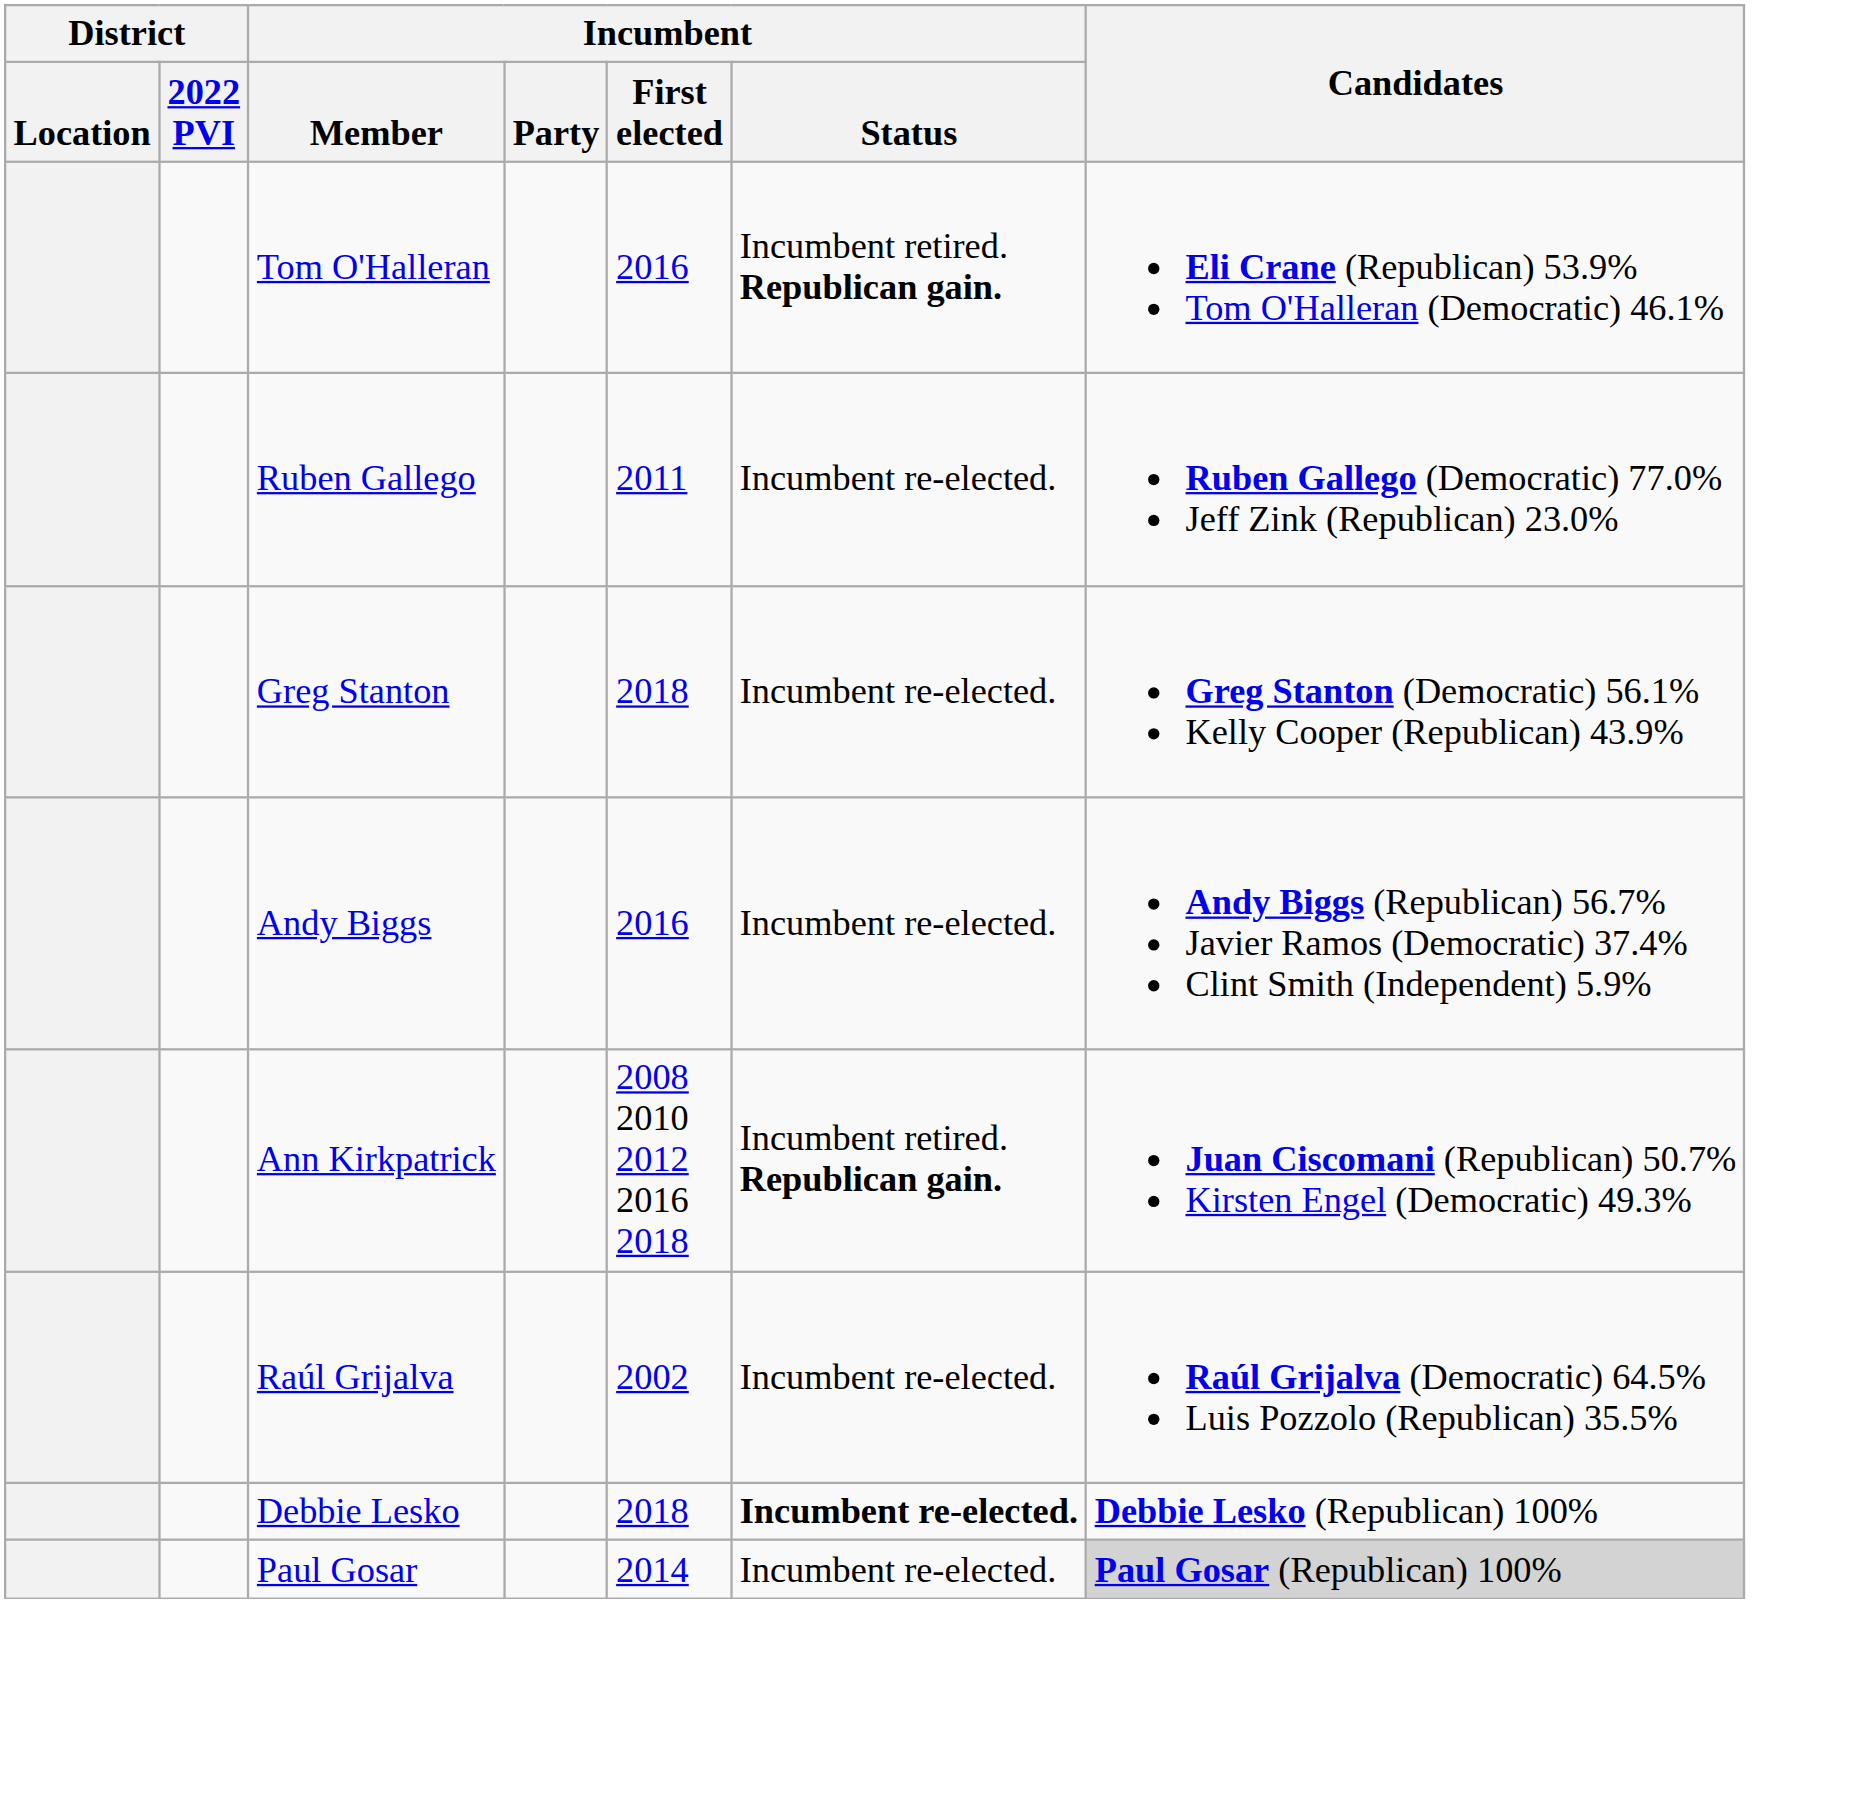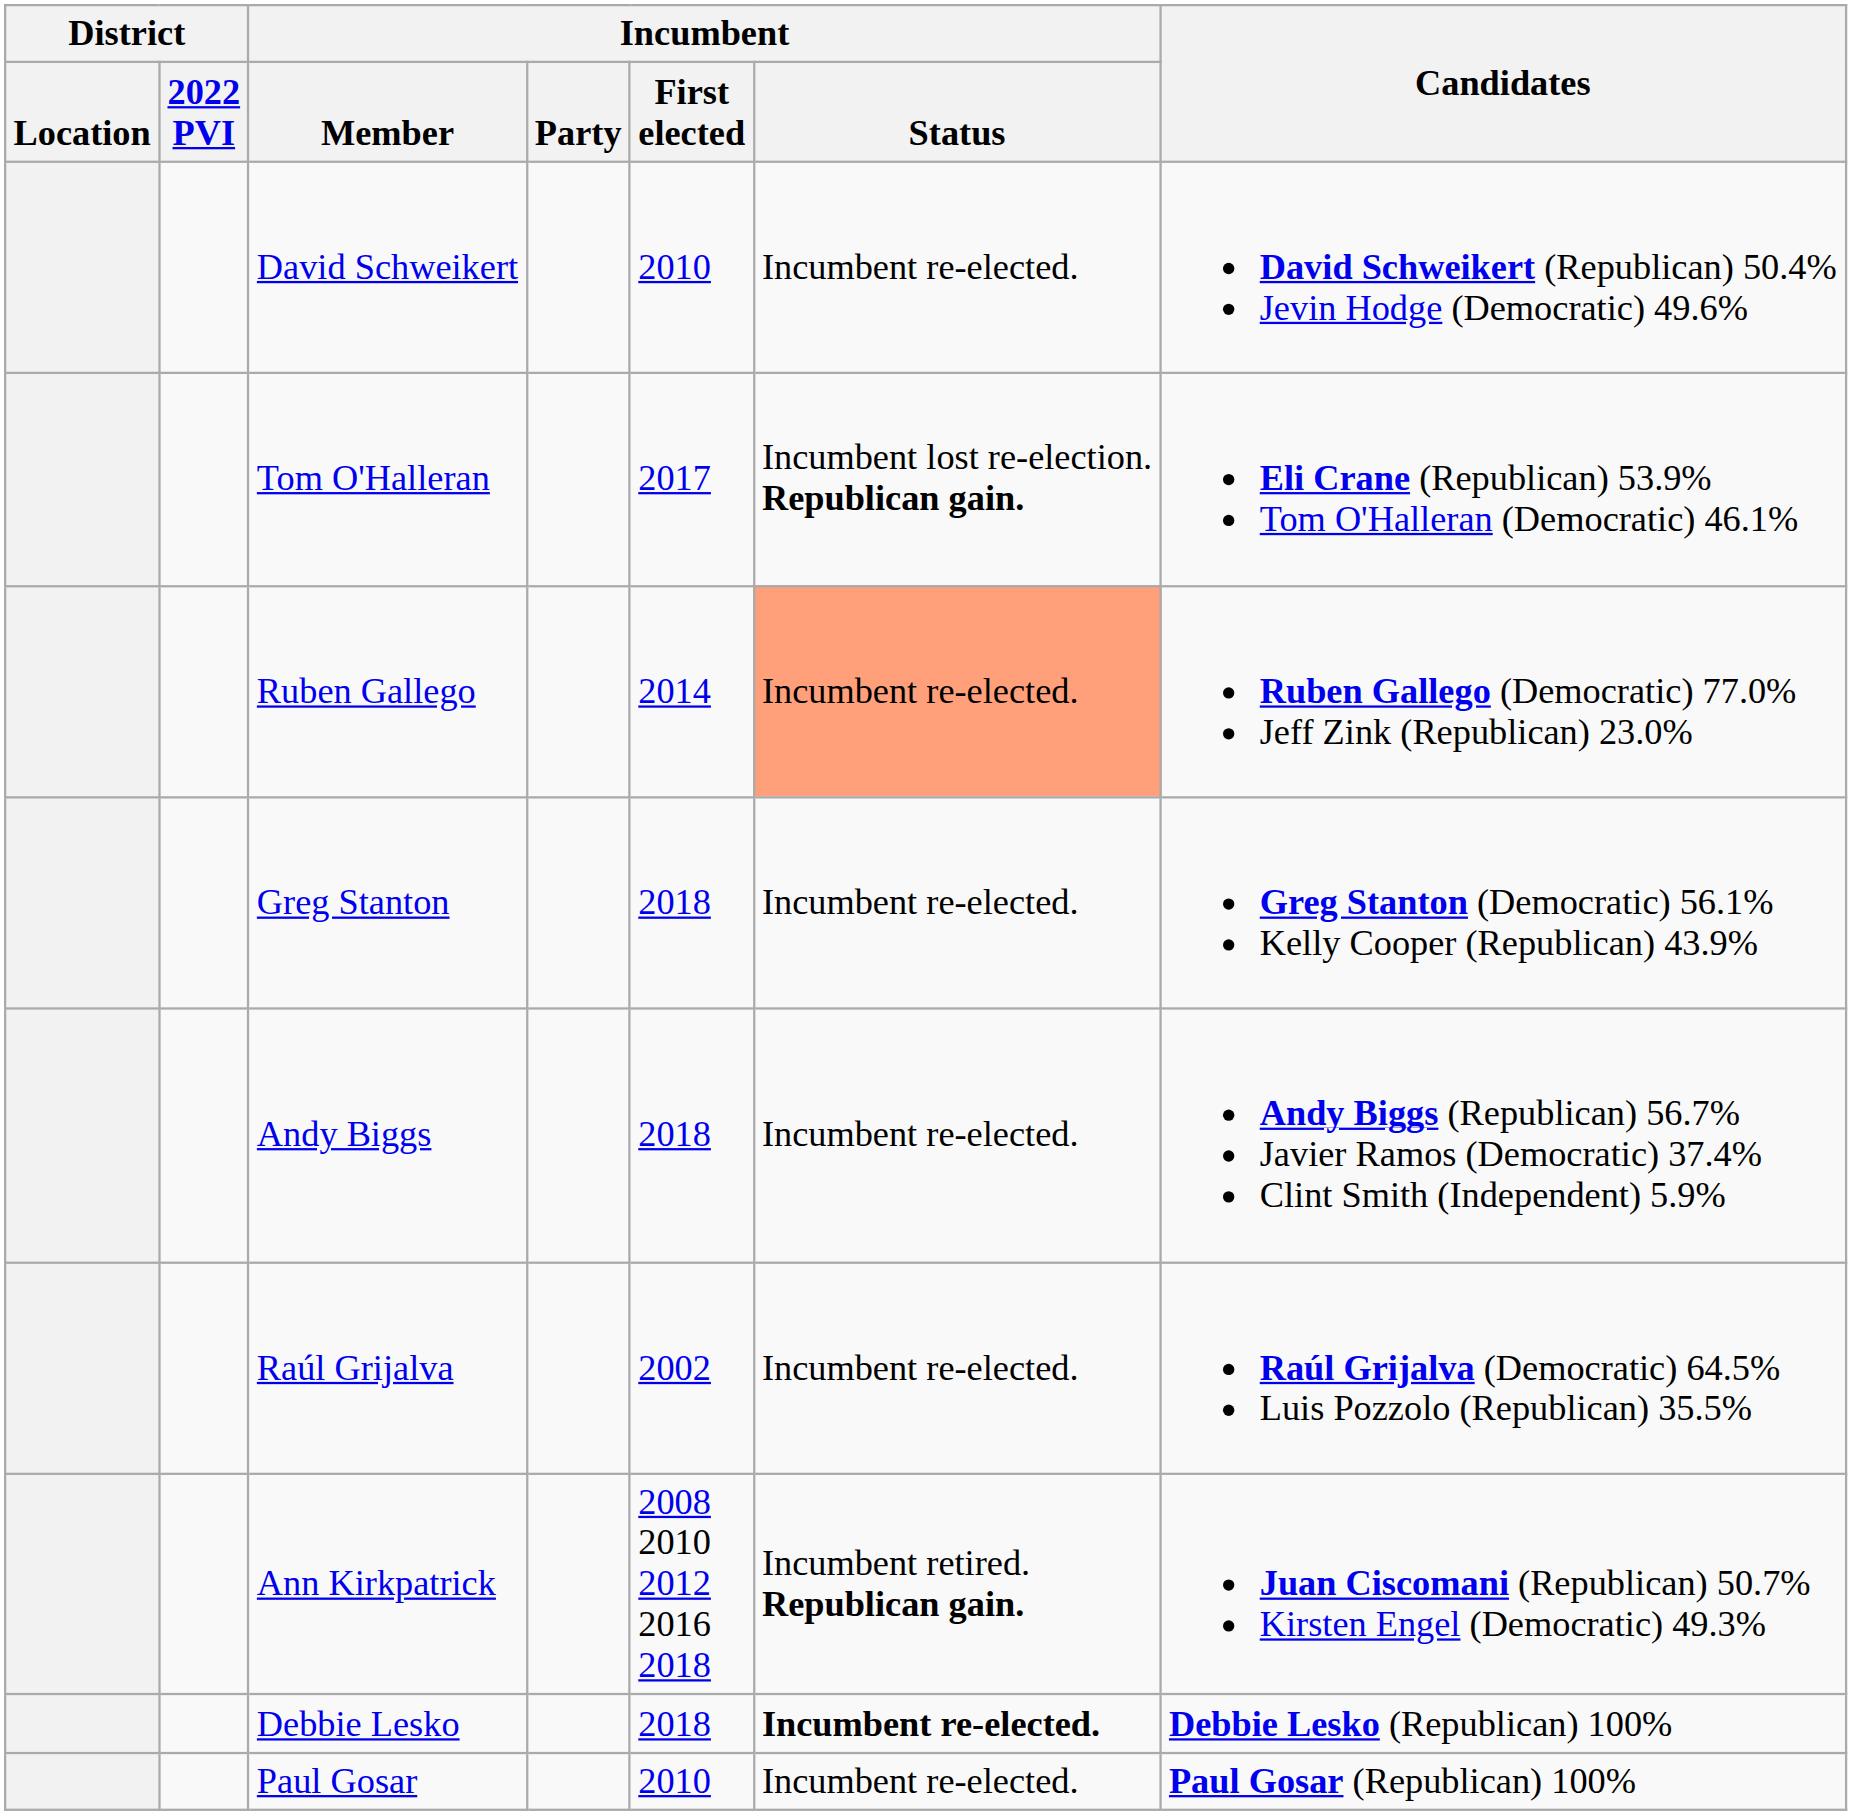+ row: (387, 266)
(652, 266) 2016 -> (675, 478) 2017
(874, 266) Incumbent retired. Republican gain. -> (957, 478) Incumbent lost re-election. Republican gain.
(652, 478) 2011 -> (675, 690) 2014
(898, 478) no background -> (920, 690) lightsalmon background
(652, 922) 2016 -> (675, 1134) 2018
rows swapped: (376, 1159) <-> (355, 1376)
(652, 1568) 2014 -> (675, 1780) 2010
(1328, 1568) lightgrey background -> (1402, 1780) no background
